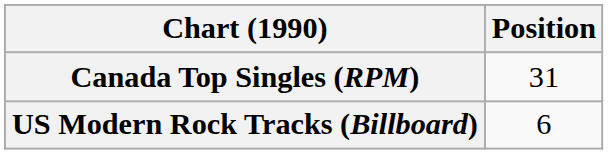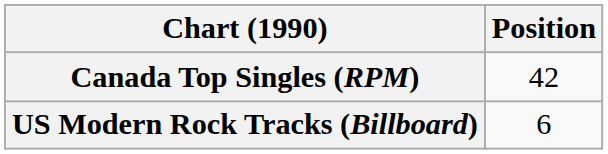(544, 76) 31 -> (544, 76) 42
